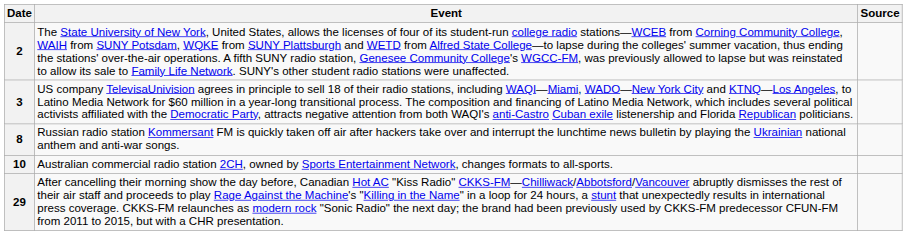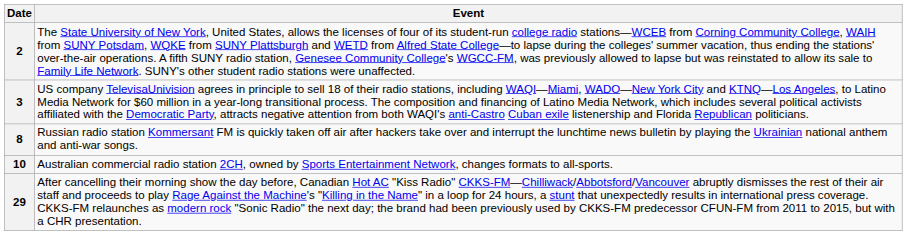- column: (880, 13)
